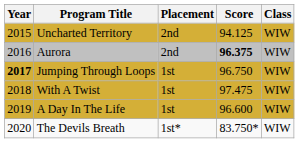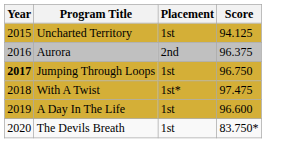- column: (278, 14)
(170, 33) 2nd -> (168, 33) 1st
(236, 52) bold -> (236, 52) normal
(168, 90) 1st -> (171, 90) 1st*
(171, 128) 1st* -> (168, 128) 1st
